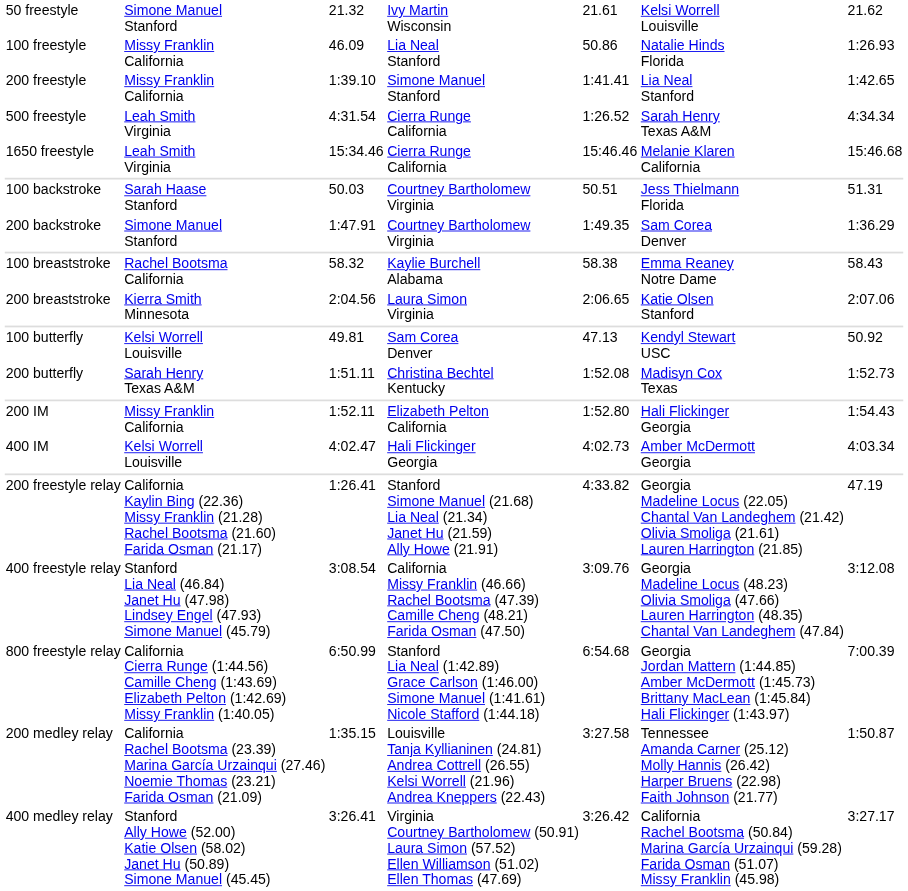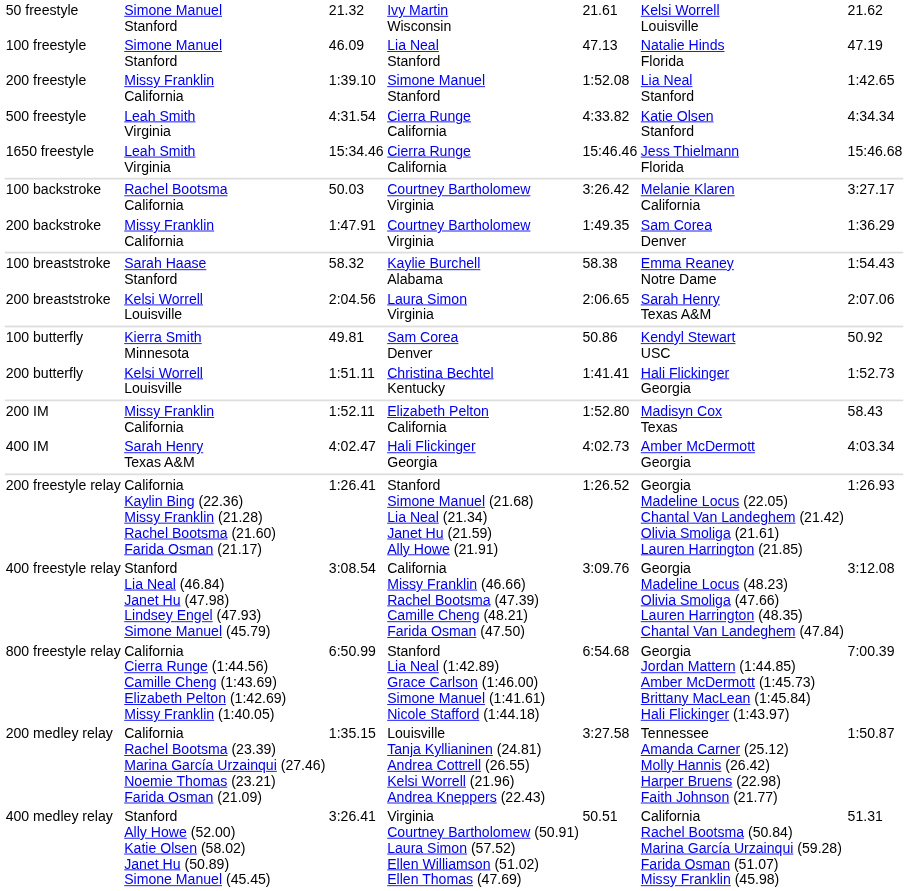(169, 53) Missy Franklin California -> (173, 53) Simone Manuel Stanford
(600, 45) 50.86 -> (600, 45) 47.13
(871, 45) 1:26.93 -> (865, 45) 47.19
(606, 81) 1:41.41 -> (606, 81) 1:52.08
(606, 116) 1:26.52 -> (606, 116) 4:33.82
(680, 124) Sarah Henry Texas A&M -> (677, 124) Katie Olsen Stanford
(688, 159) Melanie Klaren California -> (690, 159) Jess Thielmann Florida
(165, 198) Sarah Haase Stanford -> (176, 198) Rachel Bootsma California
(600, 190) 50.51 -> (606, 190) 3:26.42
(690, 198) Jess Thielmann Florida -> (688, 198) Melanie Klaren California
(865, 190) 51.31 -> (871, 190) 3:27.17
(173, 233) Simone Manuel Stanford -> (169, 233) Missy Franklin California
(176, 271) Rachel Bootsma California -> (165, 271) Sarah Haase Stanford
(865, 264) 58.43 -> (871, 264) 1:54.43
(163, 307) Kierra Smith Minnesota -> (164, 307) Kelsi Worrell Louisville
(677, 307) Katie Olsen Stanford -> (680, 307) Sarah Henry Texas A&M
(164, 345) Kelsi Worrell Louisville -> (163, 345) Kierra Smith Minnesota
(600, 337) 47.13 -> (600, 337) 50.86
(164, 381) Sarah Henry Texas A&M -> (164, 381) Kelsi Worrell Louisville
(606, 373) 1:52.08 -> (606, 373) 1:41.41
(681, 381) Madisyn Cox Texas -> (685, 381) Hali Flickinger Georgia
(685, 419) Hali Flickinger Georgia -> (681, 419) Madisyn Cox Texas
(871, 411) 1:54.43 -> (865, 411) 58.43
(164, 455) Kelsi Worrell Louisville -> (164, 455) Sarah Henry Texas A&M
(606, 485) 4:33.82 -> (606, 485) 1:26.52
(865, 485) 47.19 -> (871, 485) 1:26.93
(606, 816) 3:26.42 -> (600, 816) 50.51
(871, 816) 3:27.17 -> (865, 816) 51.31
